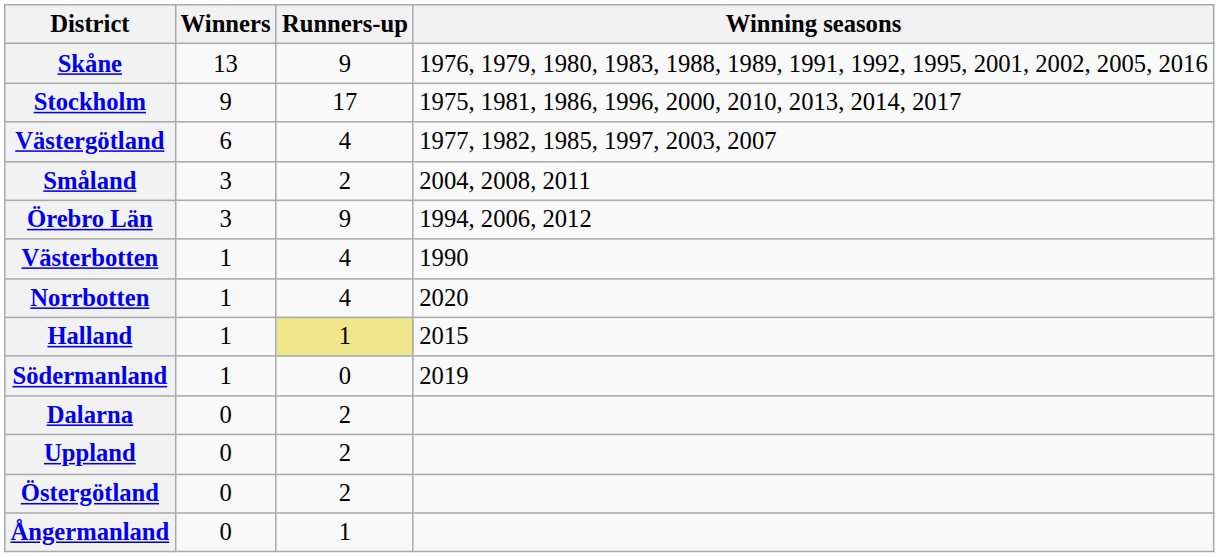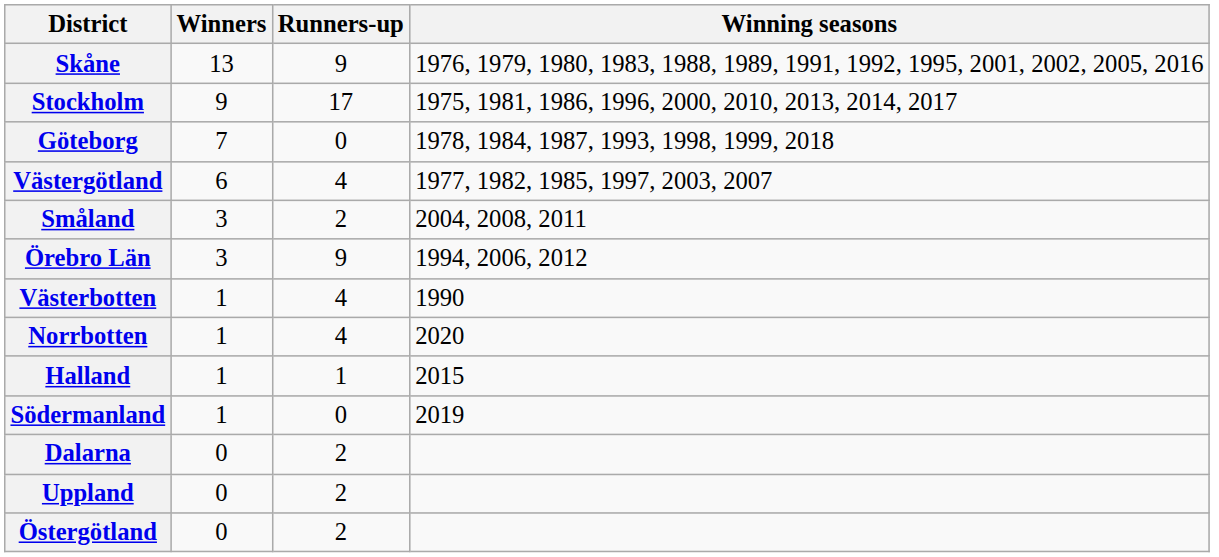+ row: (88, 141)
(345, 336) khaki background -> (341, 375) no background
- row: (90, 532)
